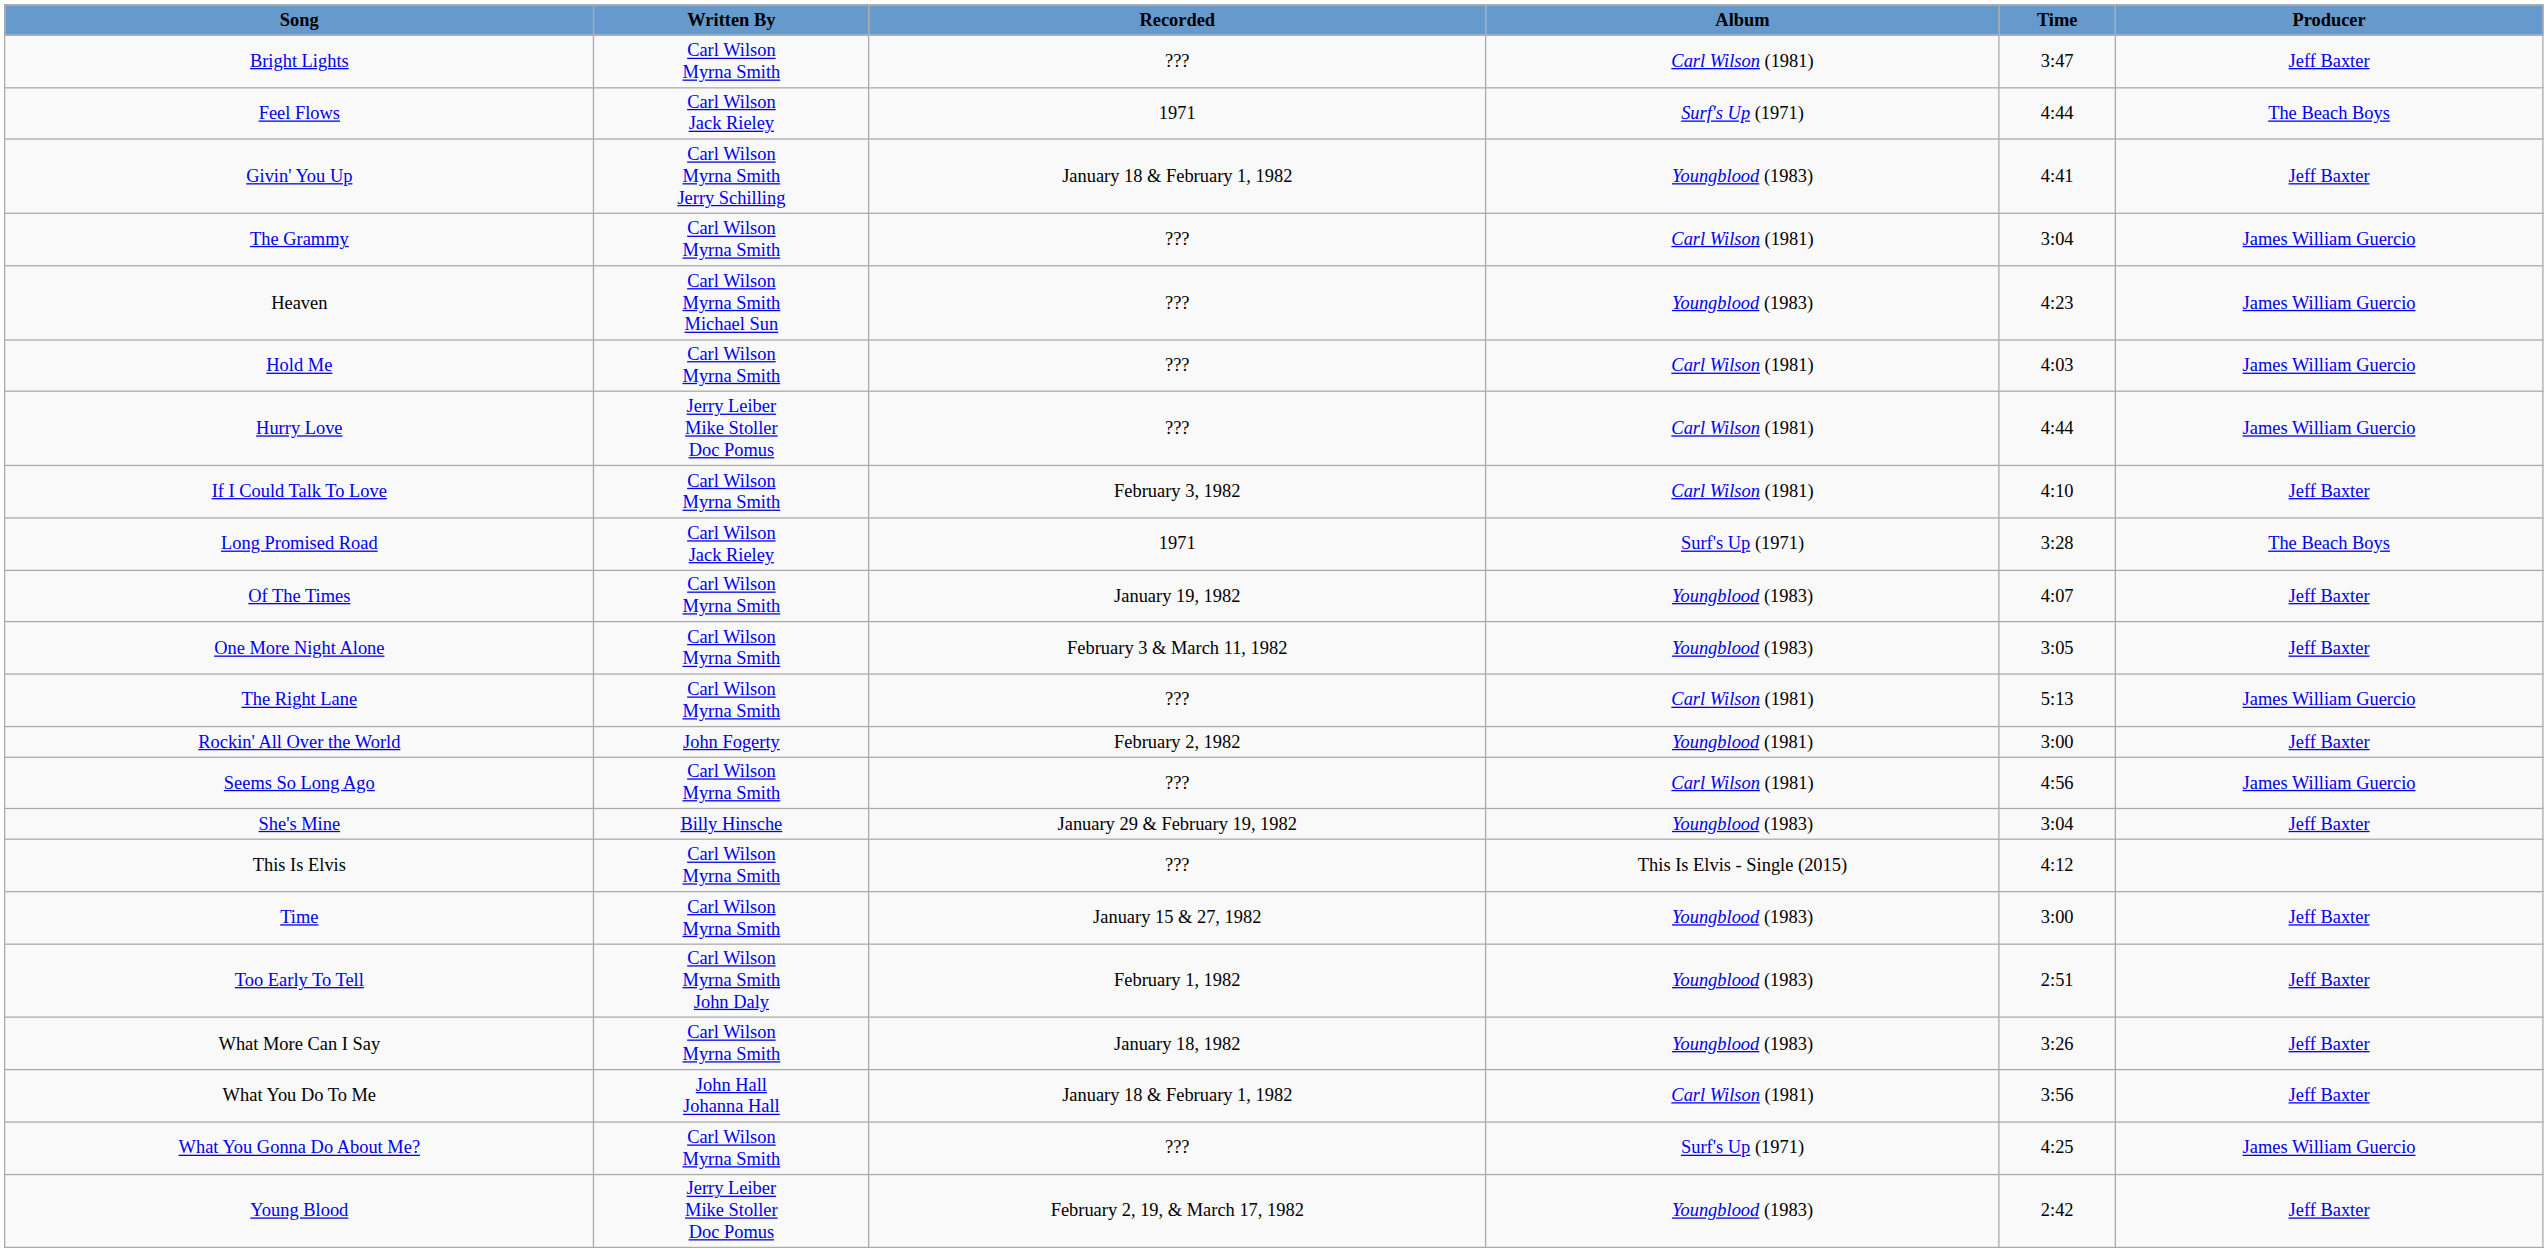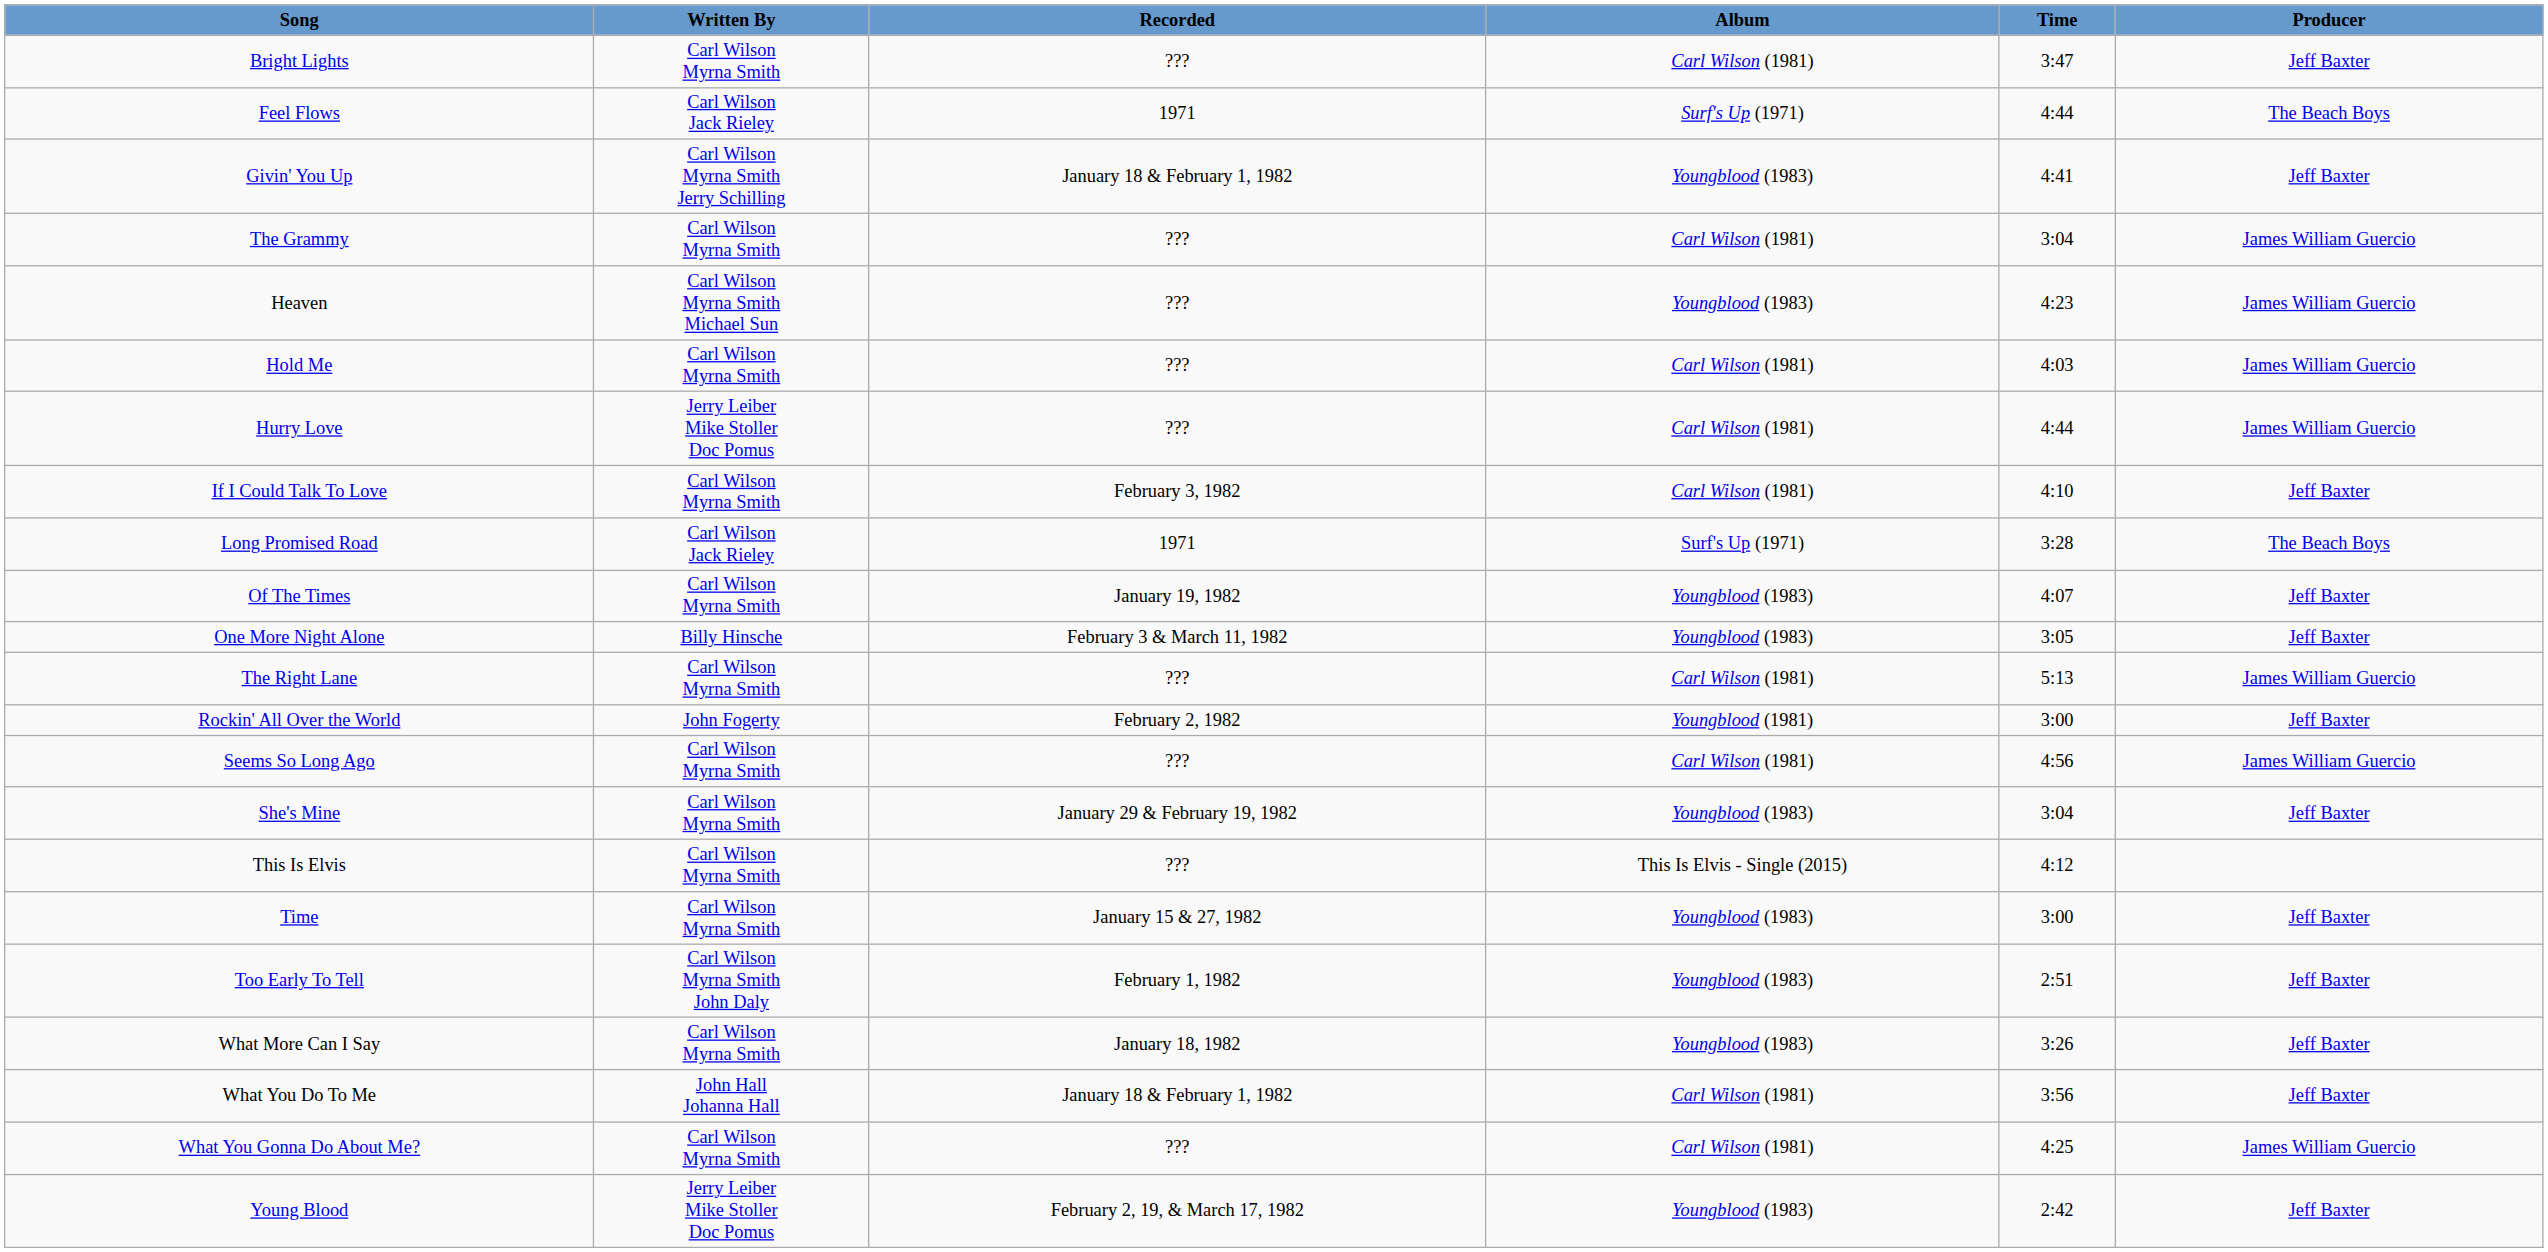(731, 647) Carl Wilson Myrna Smith -> (731, 636) Billy Hinsche
(731, 823) Billy Hinsche -> (731, 812) Carl Wilson Myrna Smith
(1742, 1147) Surf's Up (1971) -> (1742, 1147) Carl Wilson (1981)
